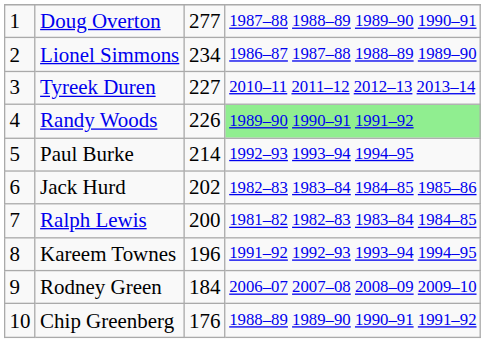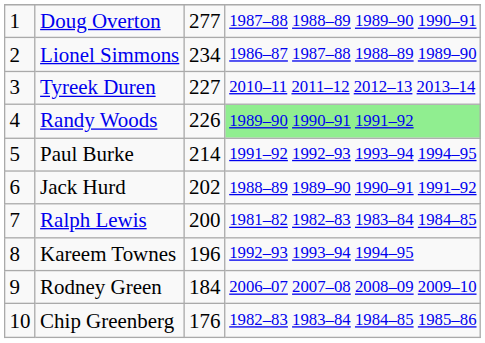(321, 154) 1992–93 1993–94 1994–95 -> (353, 154) 1991–92 1992–93 1993–94 1994–95
(353, 187) 1982–83 1983–84 1984–85 1985–86 -> (353, 187) 1988–89 1989–90 1990–91 1991–92
(353, 253) 1991–92 1992–93 1993–94 1994–95 -> (321, 253) 1992–93 1993–94 1994–95
(353, 320) 1988–89 1989–90 1990–91 1991–92 -> (353, 320) 1982–83 1983–84 1984–85 1985–86
